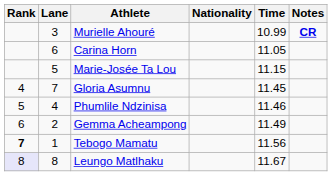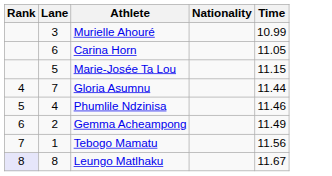- column: (308, 13)
(272, 87) 11.45 -> (272, 87) 11.44
(21, 143) bold -> (21, 143) normal
